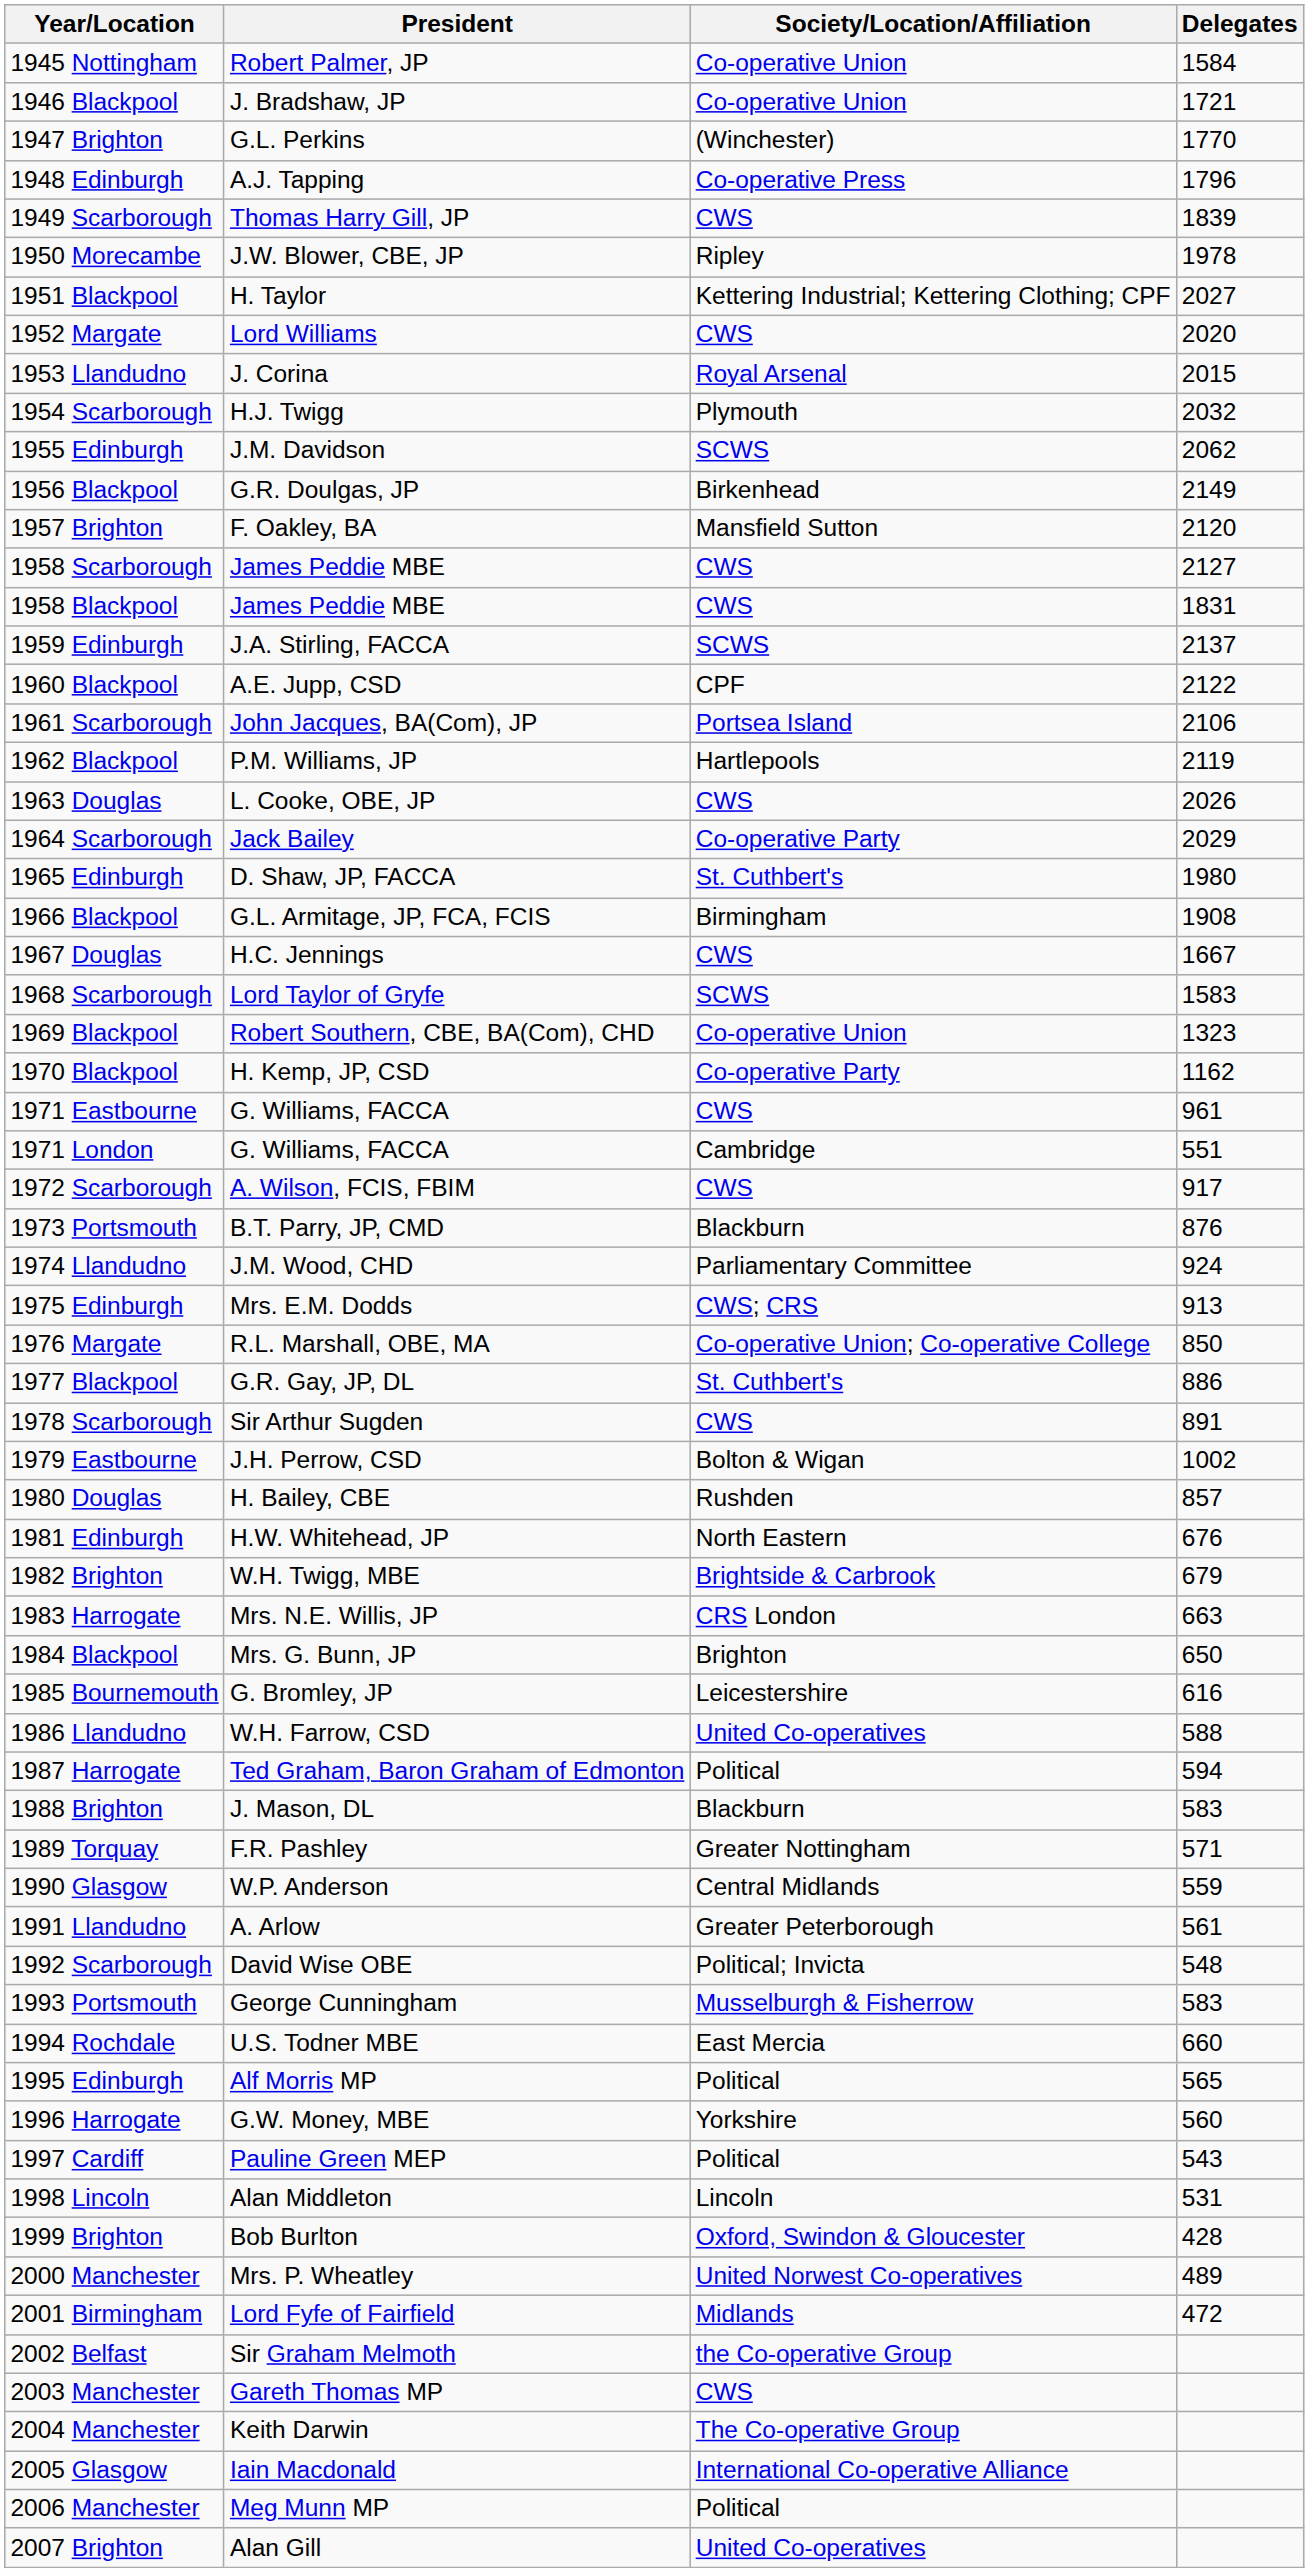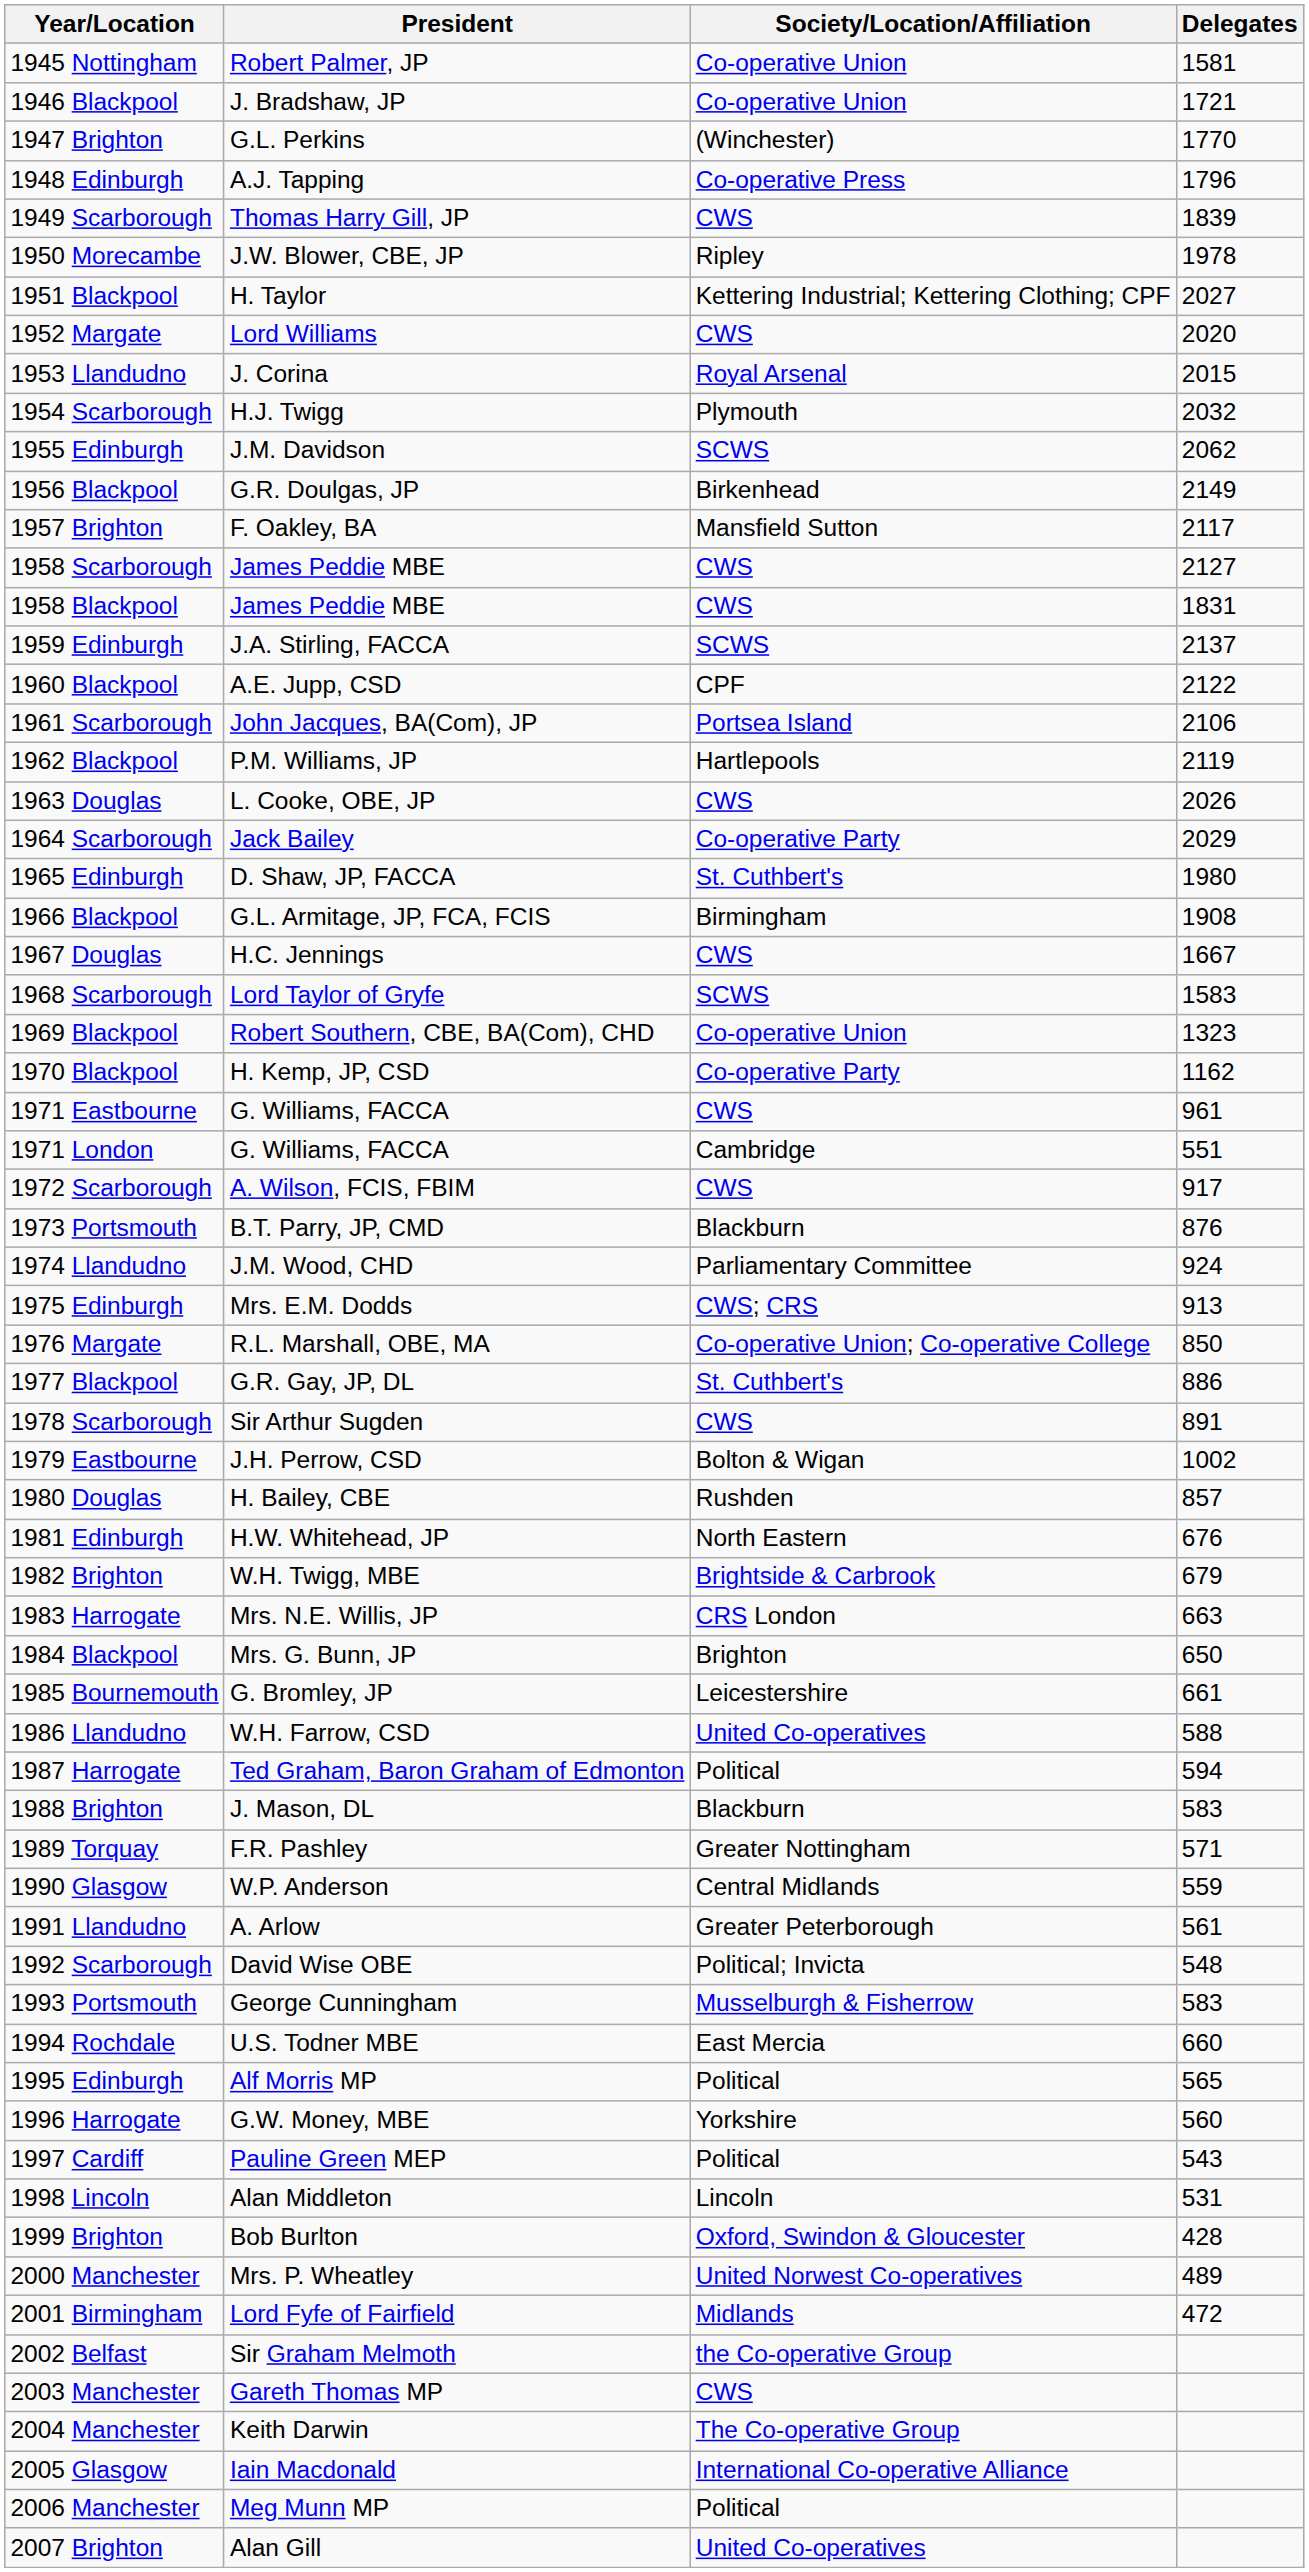(1209, 62) 1584 -> (1209, 62) 1581
(1209, 528) 2120 -> (1208, 528) 2117
(1202, 1693) 616 -> (1202, 1693) 661
